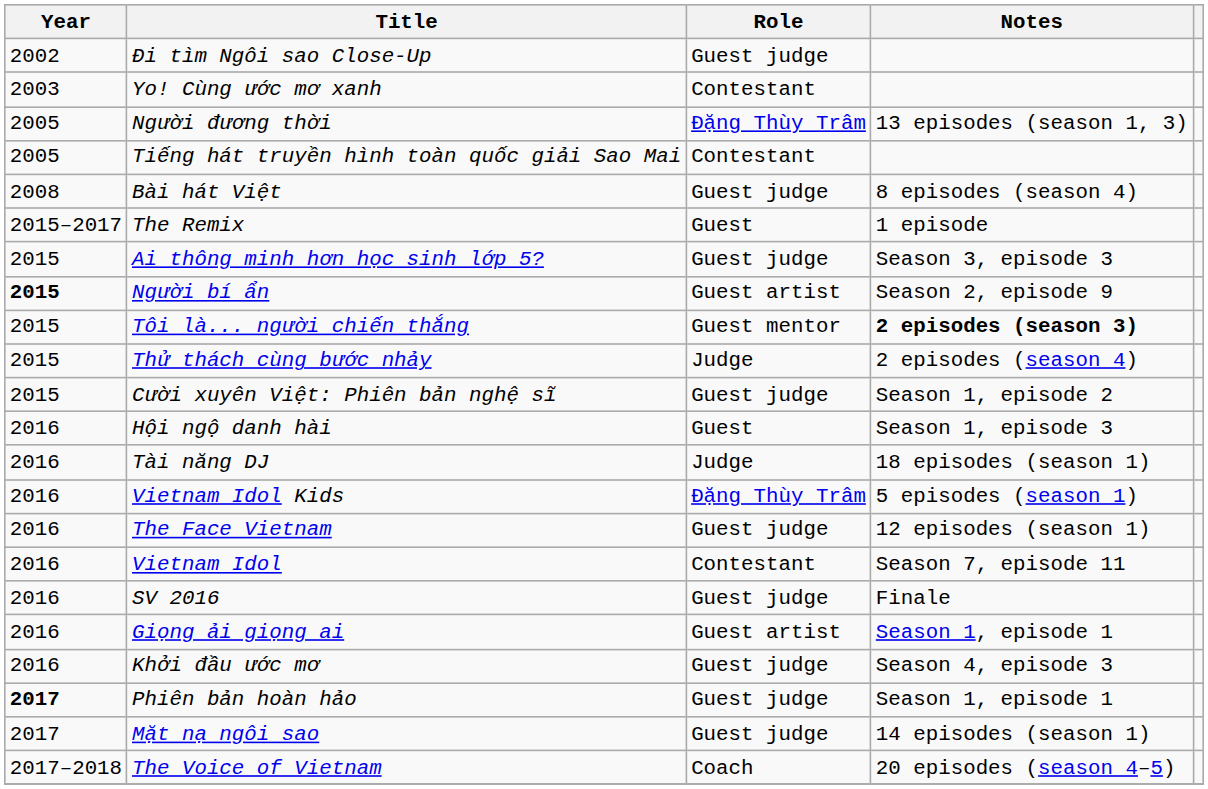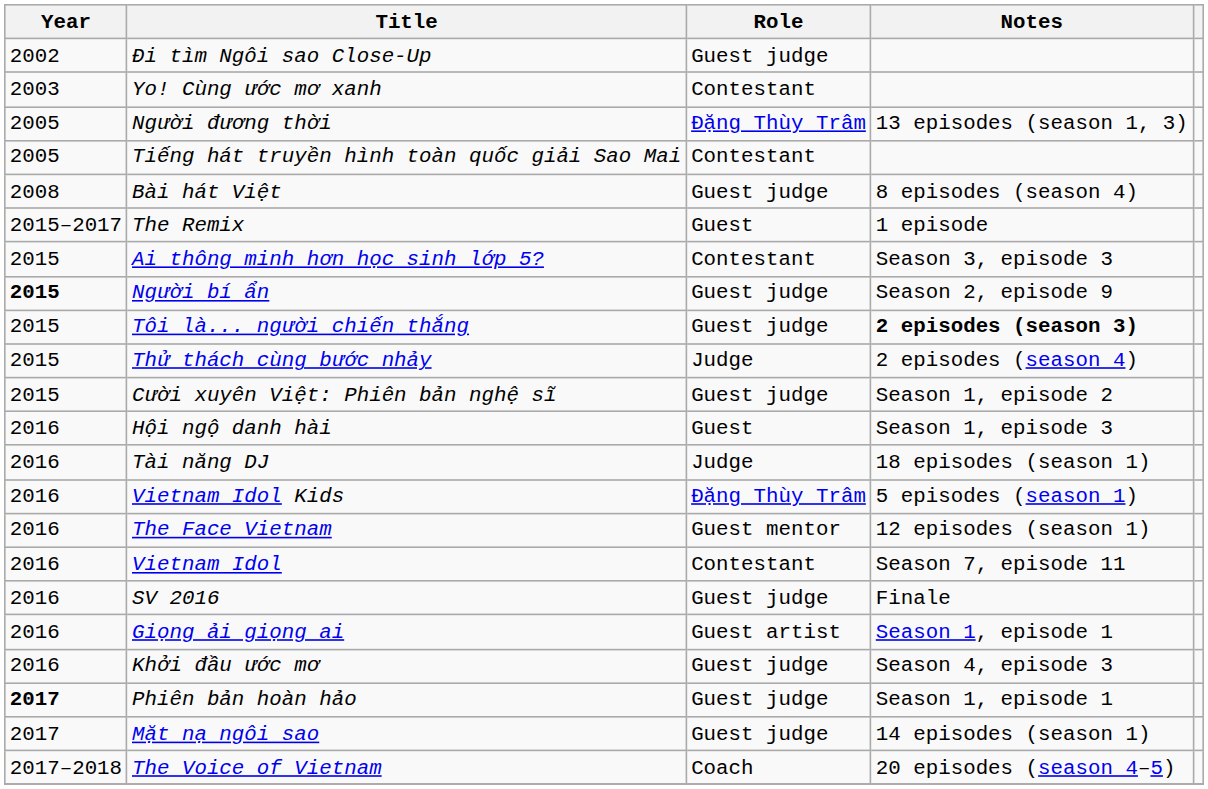(760, 259) Guest judge -> (754, 259) Contestant
(766, 293) Guest artist -> (760, 293) Guest judge
(766, 327) Guest mentor -> (760, 327) Guest judge
(760, 530) Guest judge -> (766, 530) Guest mentor
